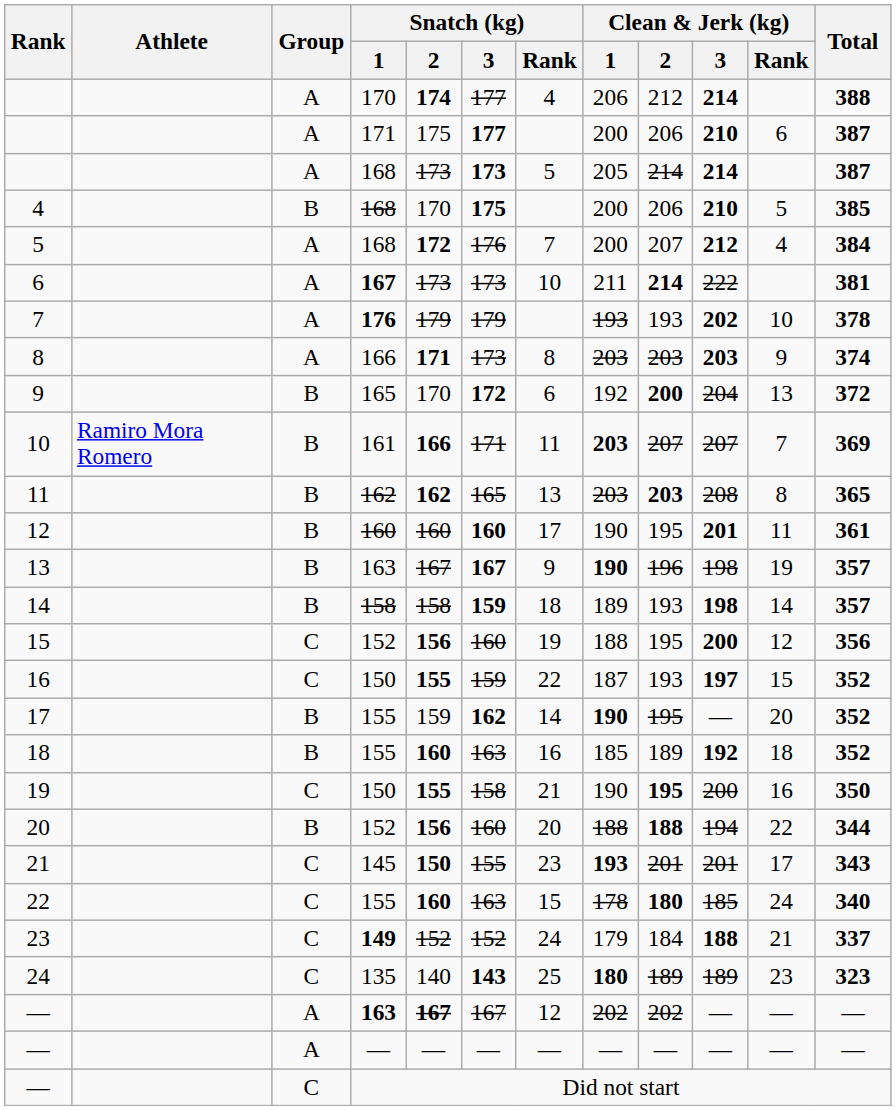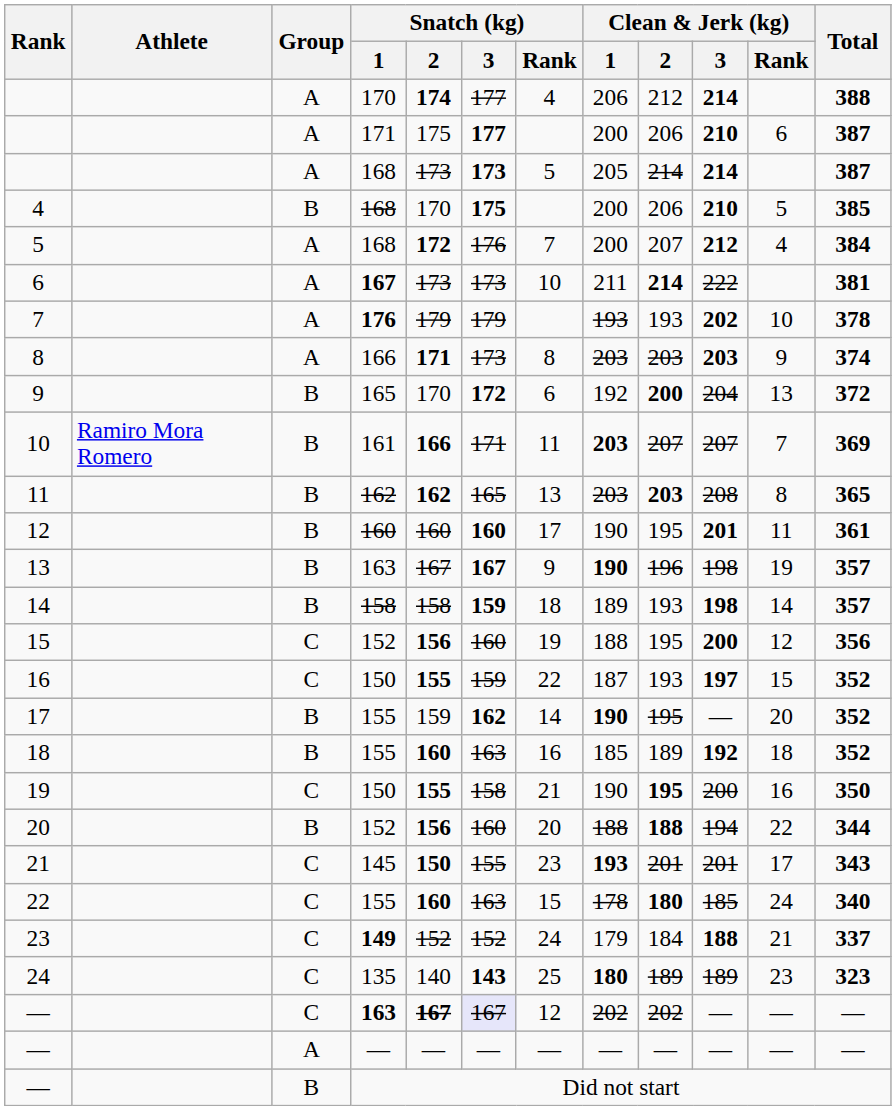(311, 1012) A -> (311, 1012) C
(489, 1012) no background -> (489, 1012) lavender background
(311, 1086) C -> (311, 1086) B
